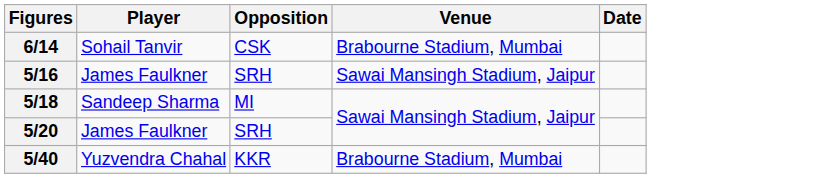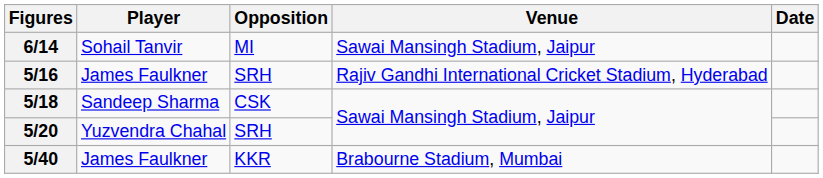(253, 46) CSK -> (244, 46) MI
(449, 46) Brabourne Stadium, Mumbai -> (466, 46) Sawai Mansingh Stadium, Jaipur
(466, 74) Sawai Mansingh Stadium, Jaipur -> (552, 74) Rajiv Gandhi International Cricket Stadium, Hyderabad
(244, 103) MI -> (253, 103) CSK
(144, 131) James Faulkner -> (154, 131) Yuzvendra Chahal
(154, 159) Yuzvendra Chahal -> (144, 159) James Faulkner
